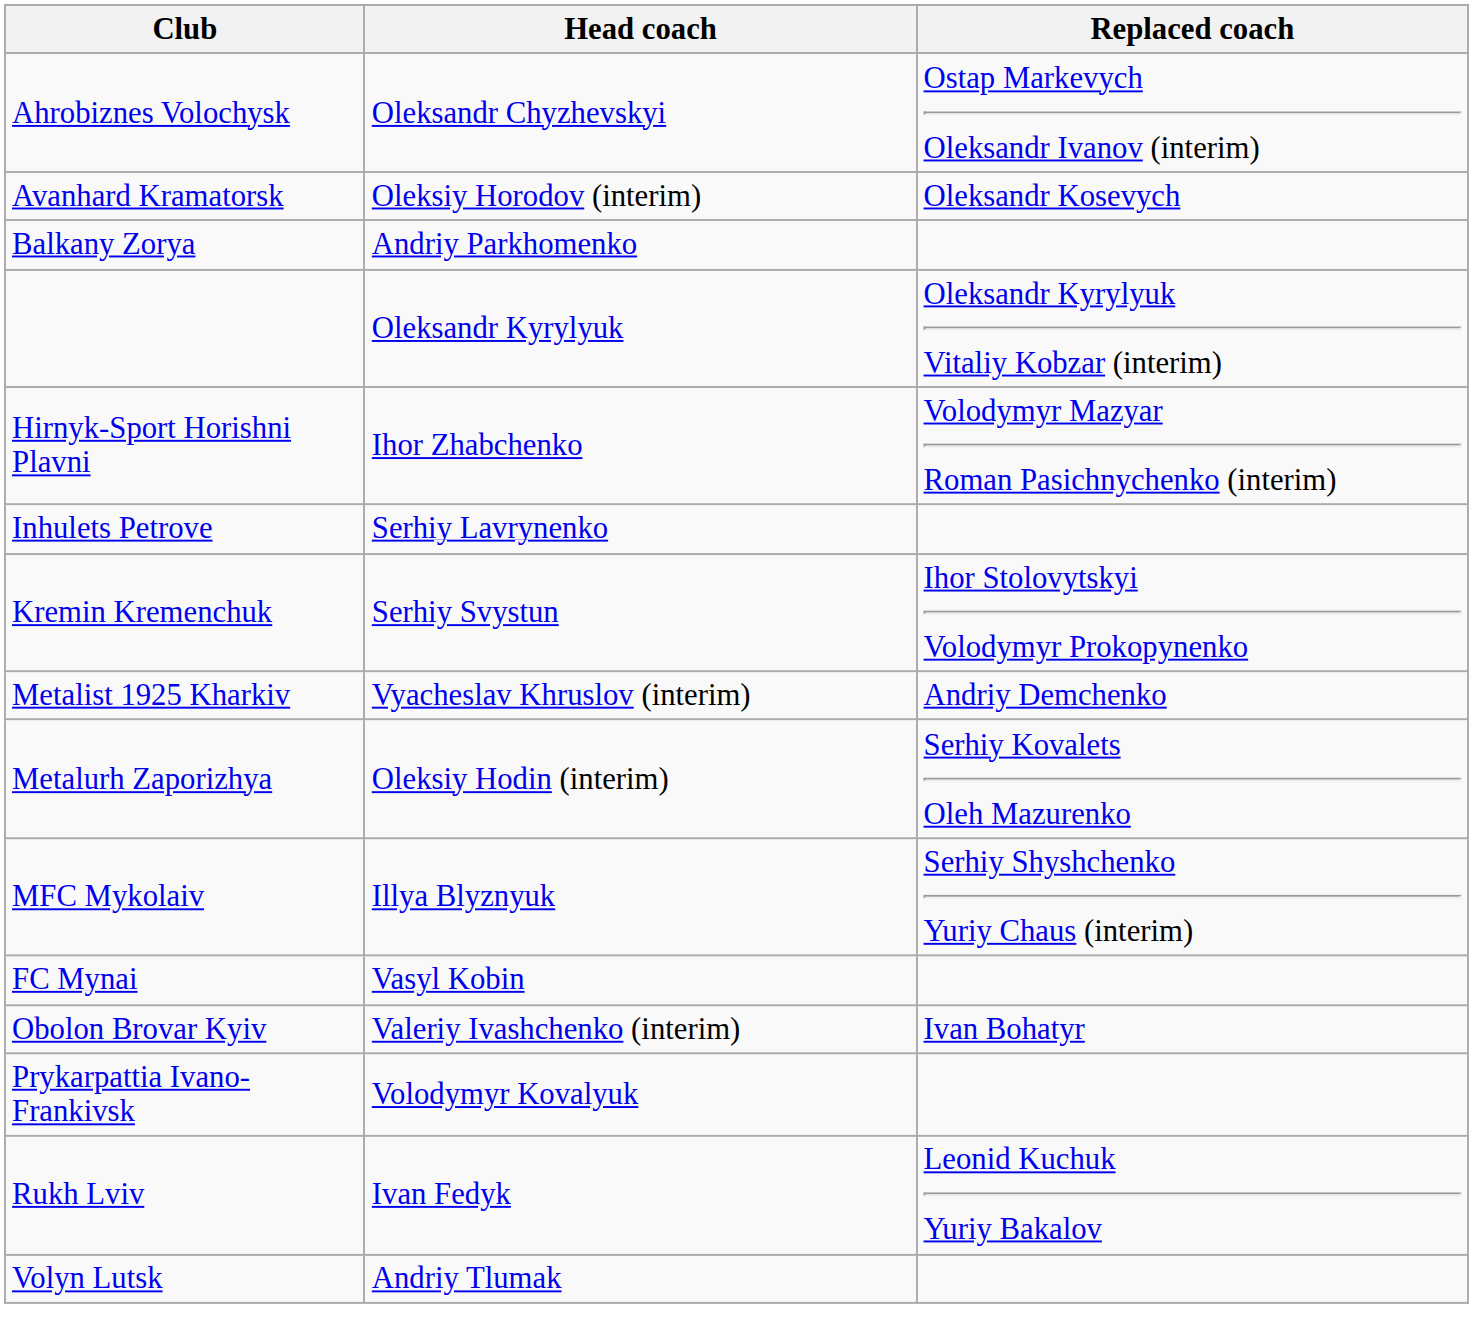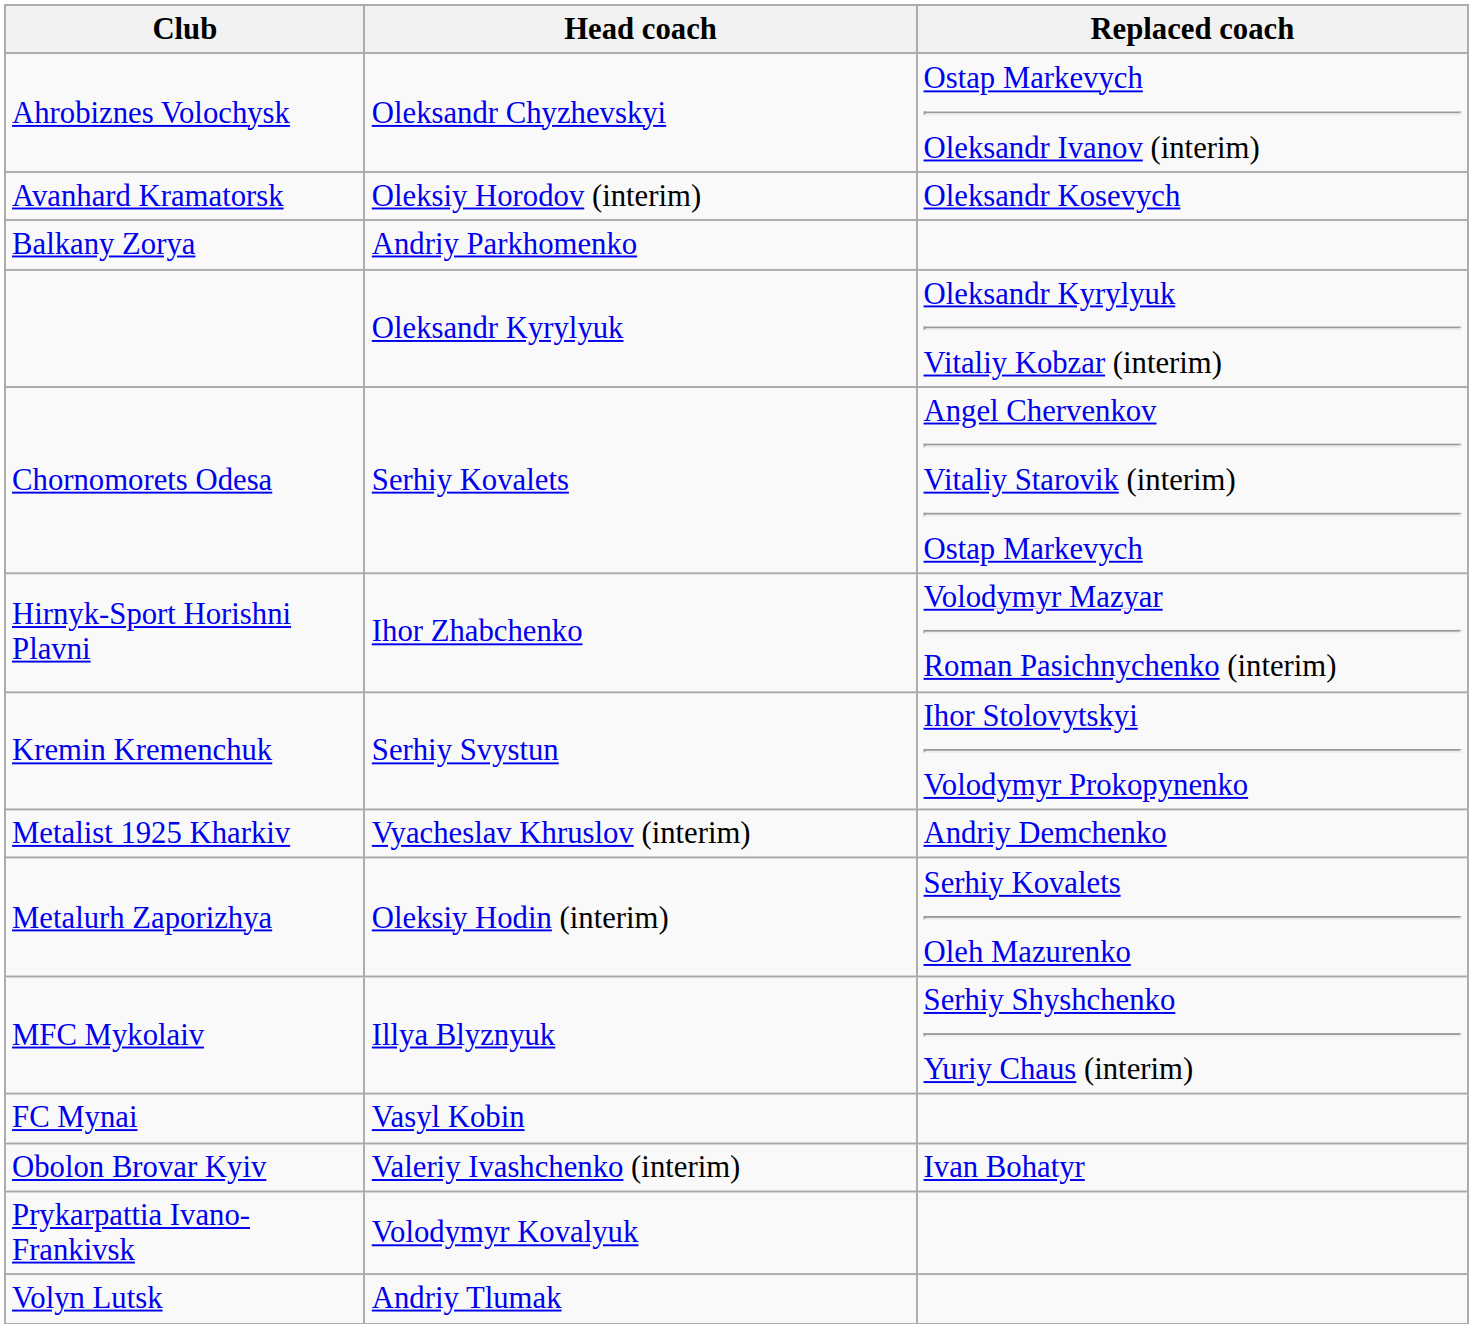+ row: (142, 479)
- row: (112, 528)
- row: (78, 1194)
